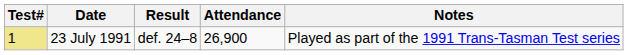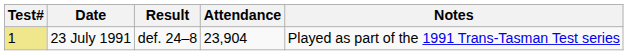(225, 38) 26,900 -> (225, 38) 23,904
